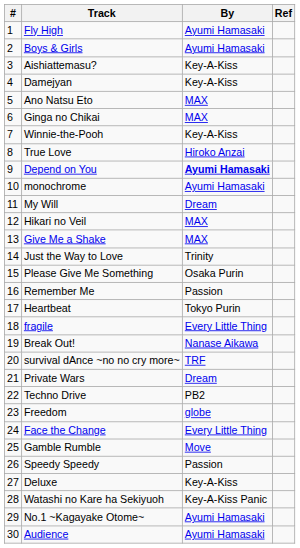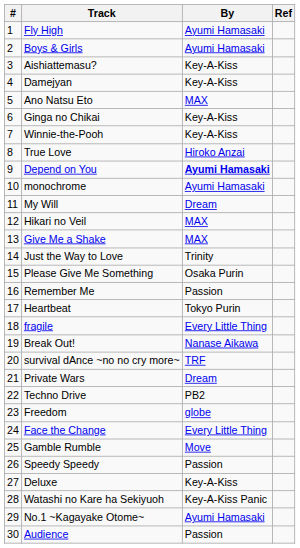(196, 117) MAX -> (211, 117) Key-A-Kiss
(225, 534) Ayumi Hamasaki -> (204, 534) Passion
